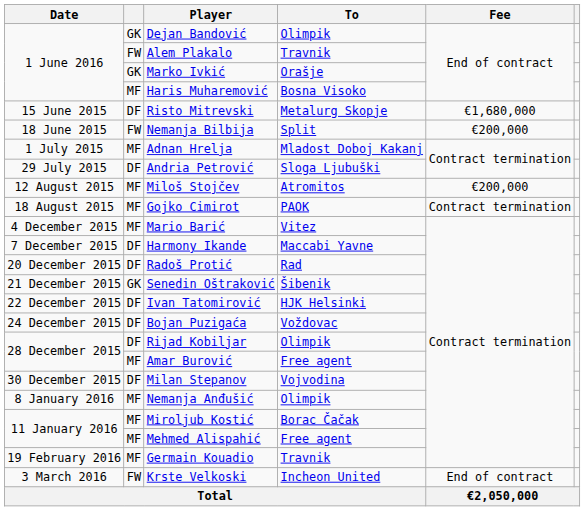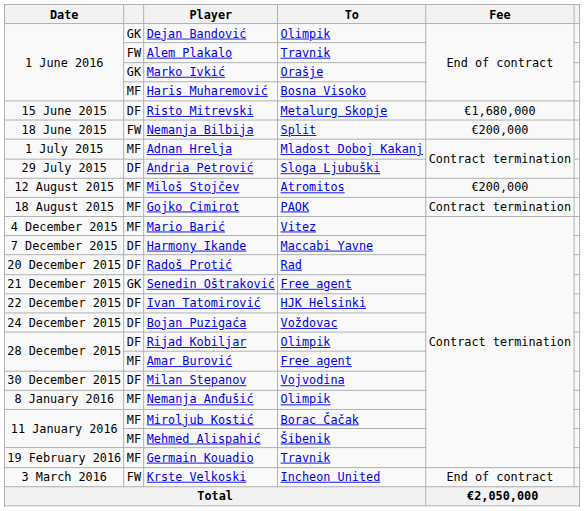(306, 284) Šibenik -> (316, 284) Free agent
(316, 438) Free agent -> (306, 438) Šibenik
